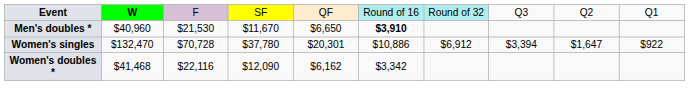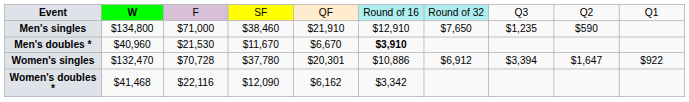+ row: (53, 29)
(326, 29) $6,650 -> (326, 45) $6,670
